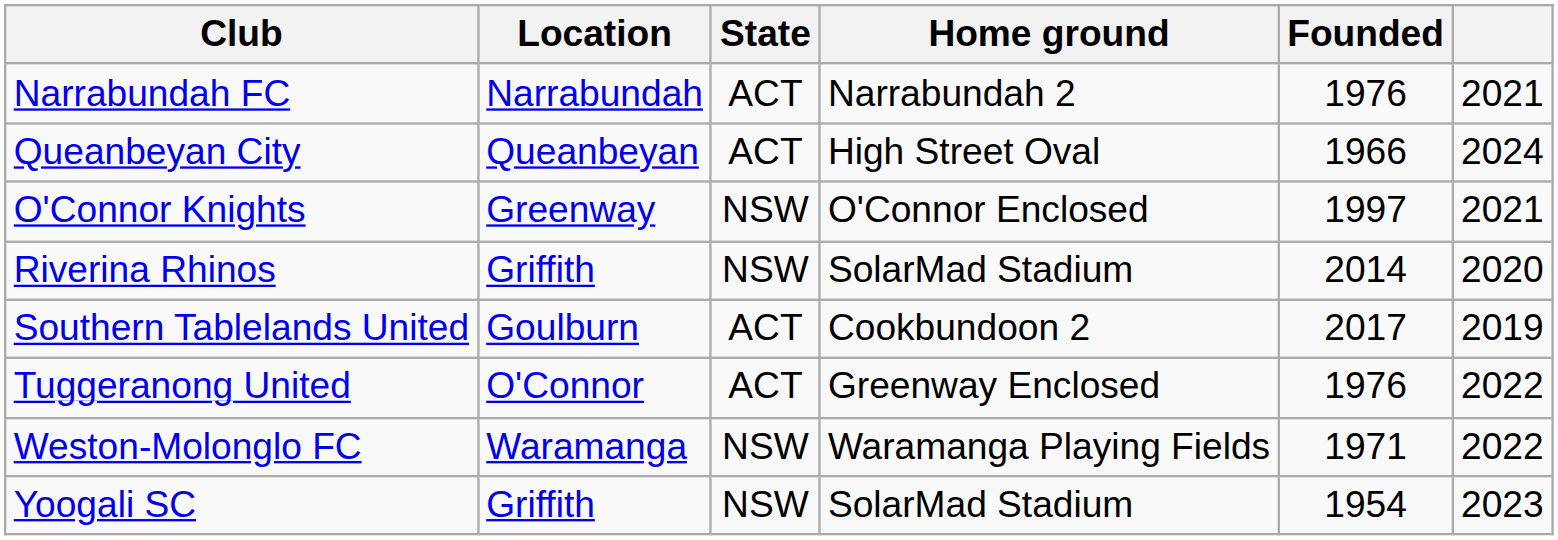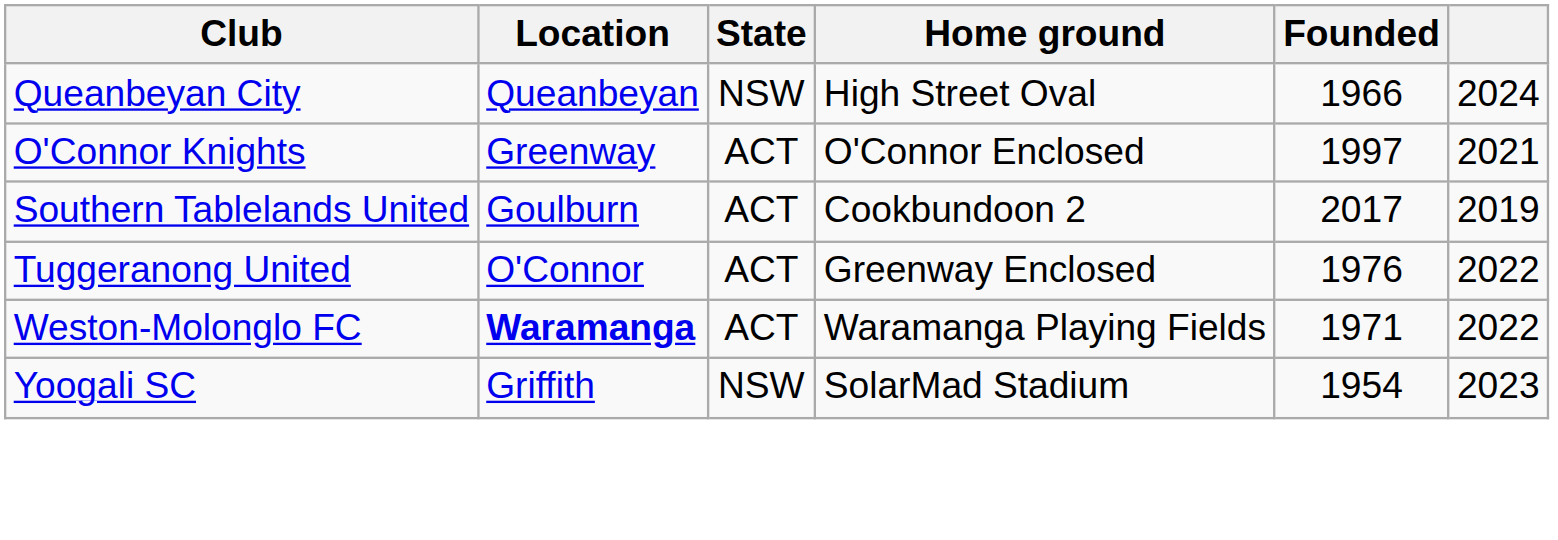- row: (152, 92)
(765, 151) ACT -> (761, 92) NSW
(765, 210) NSW -> (761, 151) ACT
- row: (145, 269)
(587, 446) normal -> (591, 328) bold
(765, 446) NSW -> (761, 328) ACT
